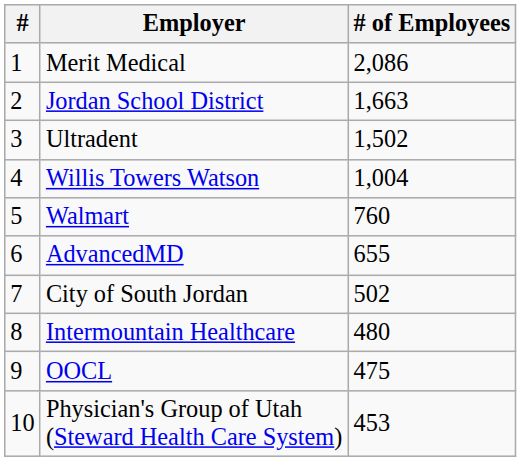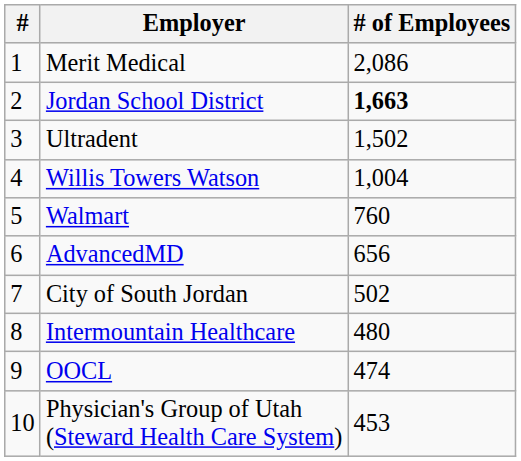(381, 100) normal -> (381, 100) bold
(372, 255) 655 -> (372, 255) 656
(372, 370) 475 -> (372, 370) 474
